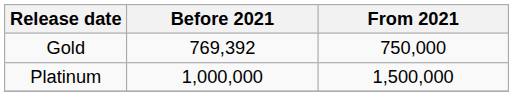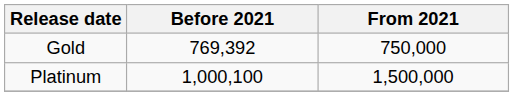(222, 76) 1,000,000 -> (222, 76) 1,000,100
